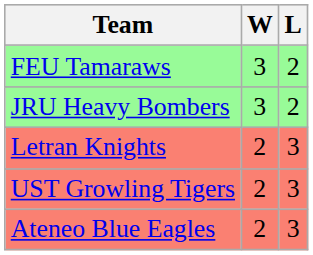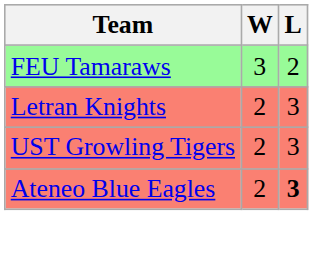- row: (120, 106)
(293, 229) normal -> (293, 188) bold
